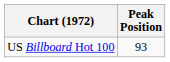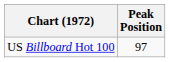(141, 47) 93 -> (141, 47) 97
